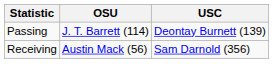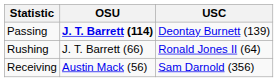(105, 31) normal -> (108, 31) bold
+ row: (28, 49)
